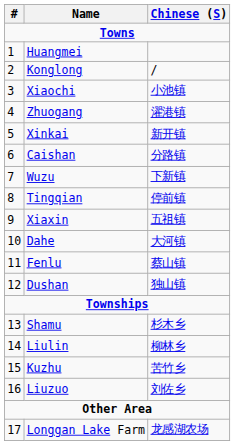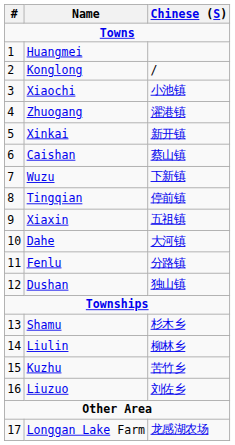(168, 155) 分路镇 -> (168, 155) 蔡山镇
(168, 262) 蔡山镇 -> (168, 262) 分路镇
